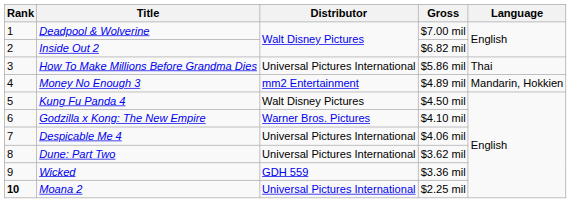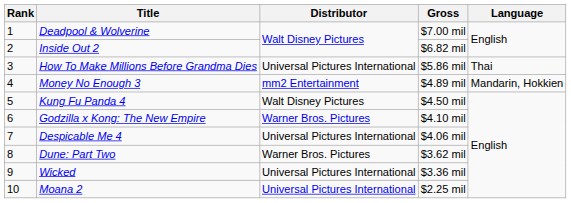(339, 154) Universal Pictures International -> (316, 154) Warner Bros. Pictures
(285, 171) GDH 559 -> (339, 171) Universal Pictures International
(13, 189) bold -> (13, 189) normal
